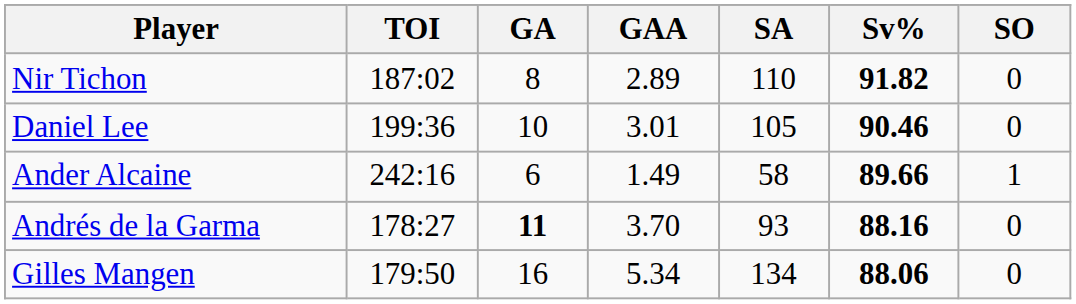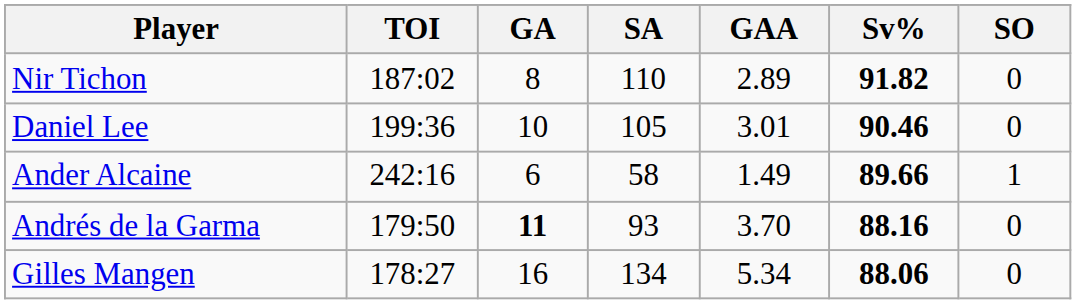columns swapped: (653, 28) <-> (773, 28)
(412, 224) 178:27 -> (412, 224) 179:50
(412, 273) 179:50 -> (412, 273) 178:27
